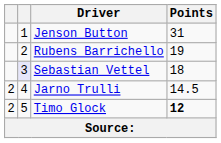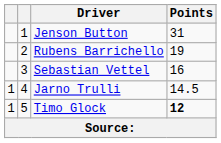(24, 71) lavender background -> (24, 71) no background
(177, 71) 18 -> (177, 71) 16
(11, 90) 2 -> (11, 90) 1
(11, 109) 2 -> (11, 109) 1
